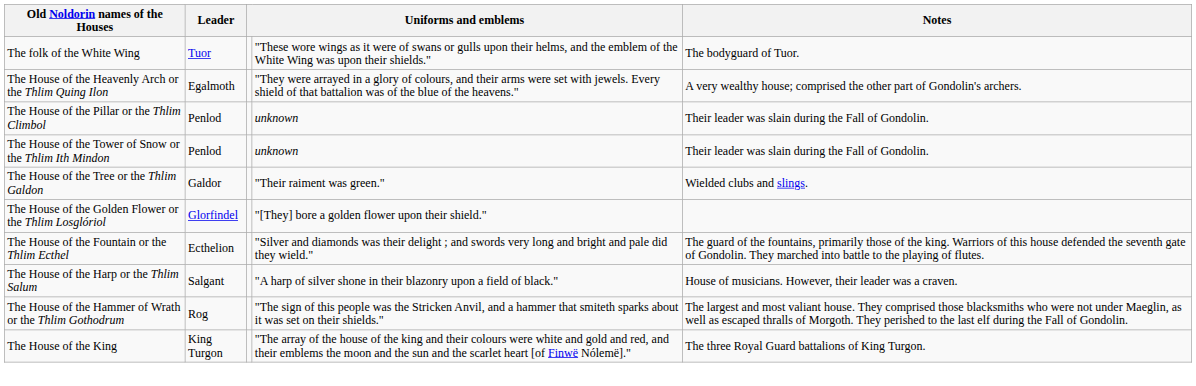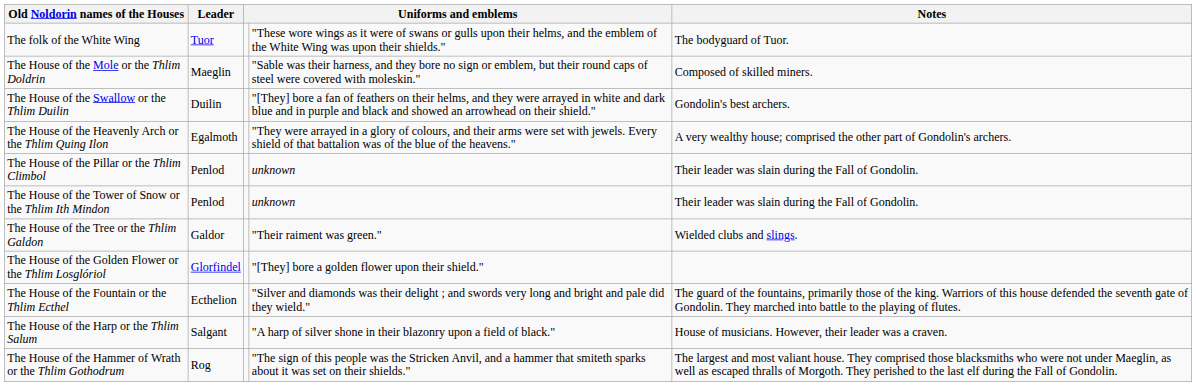+ row: (94, 72)
+ row: (86, 104)
- row: (62, 346)
